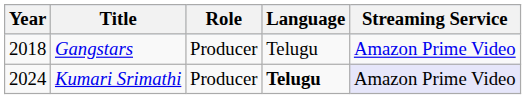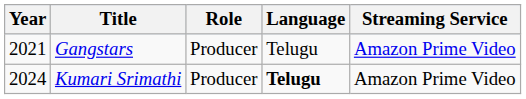(28, 49) 2018 -> (28, 49) 2021
(435, 78) lavender background -> (435, 78) no background
